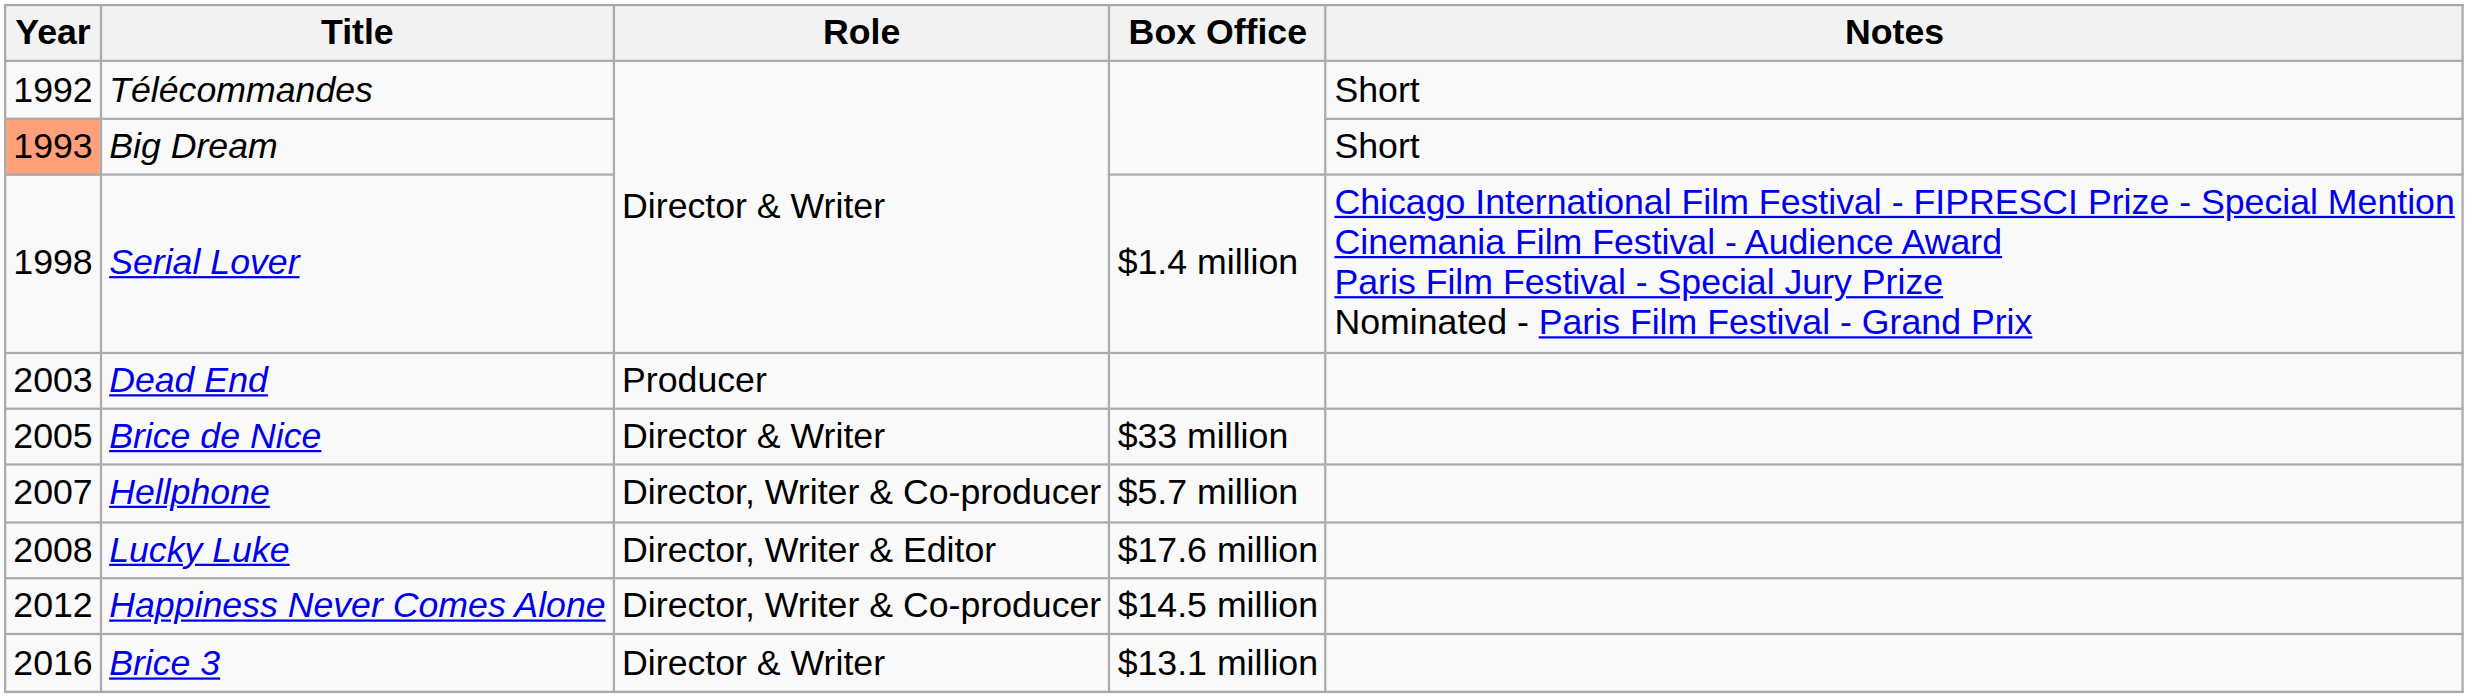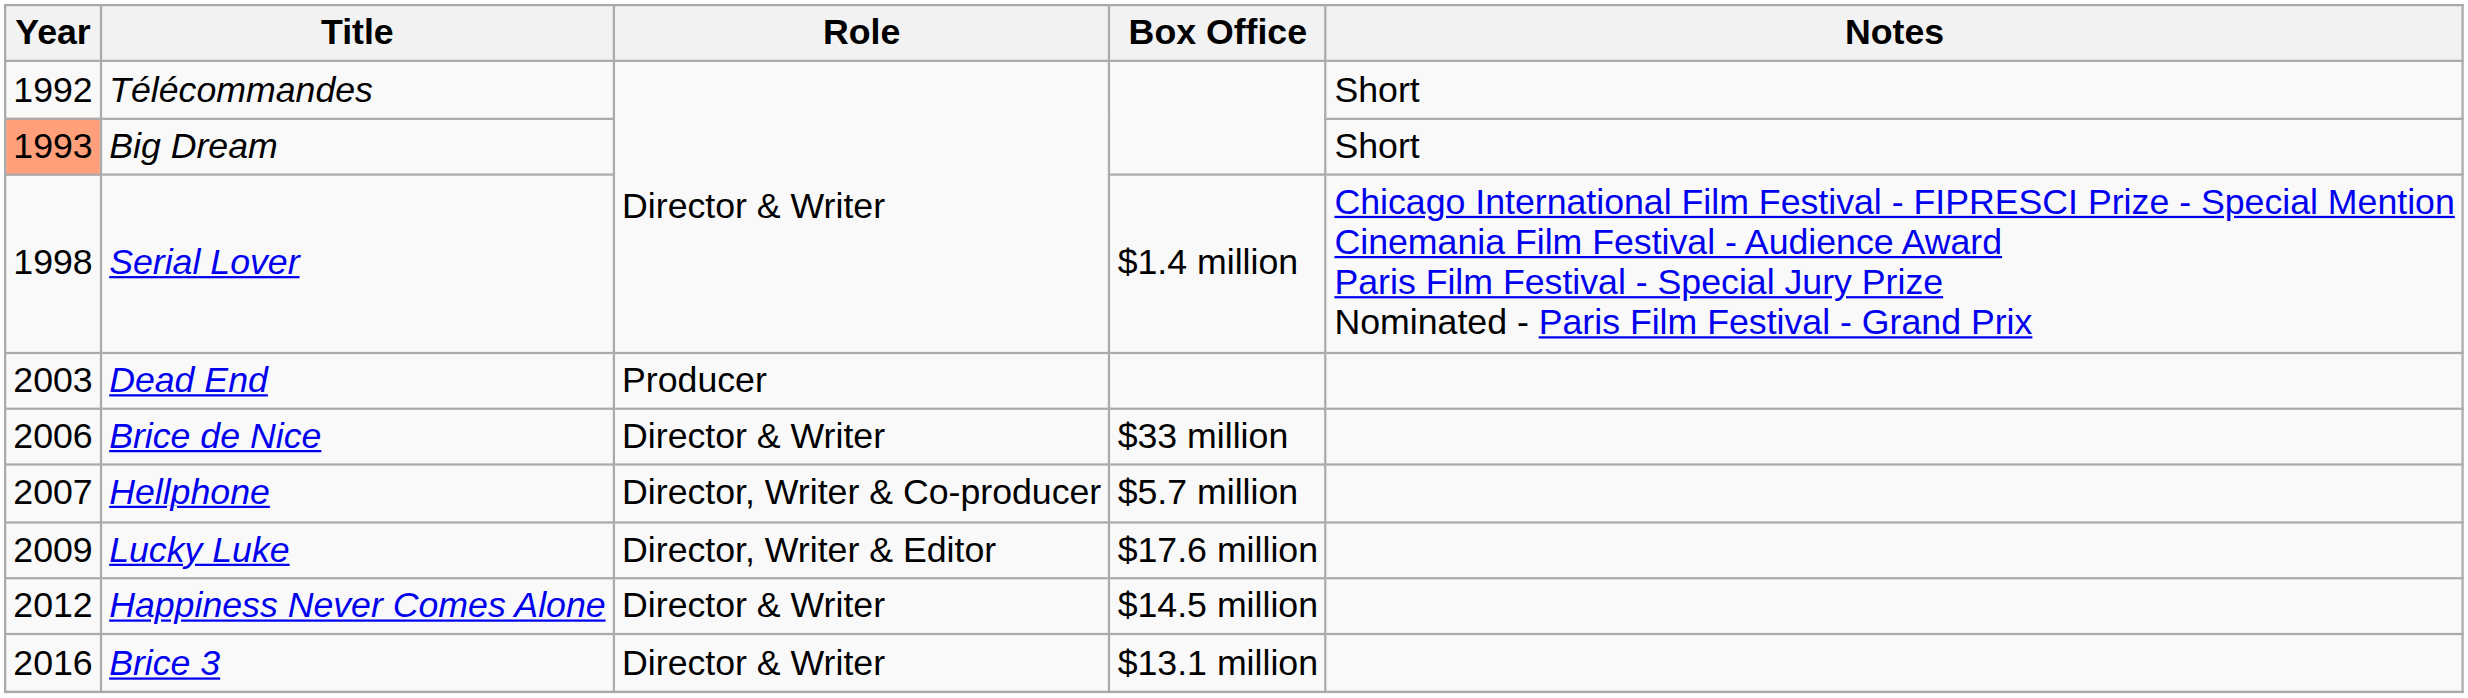(53, 436) 2005 -> (53, 436) 2006
(53, 549) 2008 -> (53, 549) 2009
(862, 605) Director, Writer & Co-producer -> (754, 605) Director & Writer
